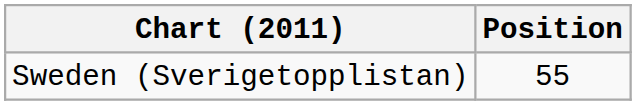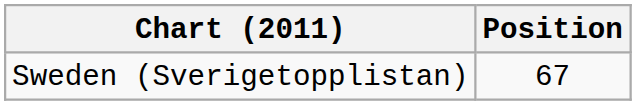(553, 77) 55 -> (553, 77) 67
